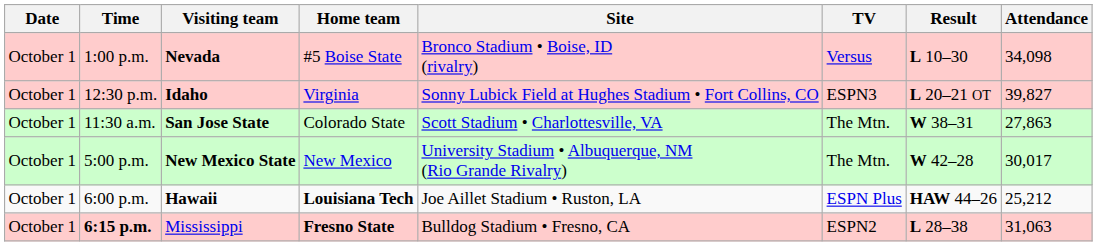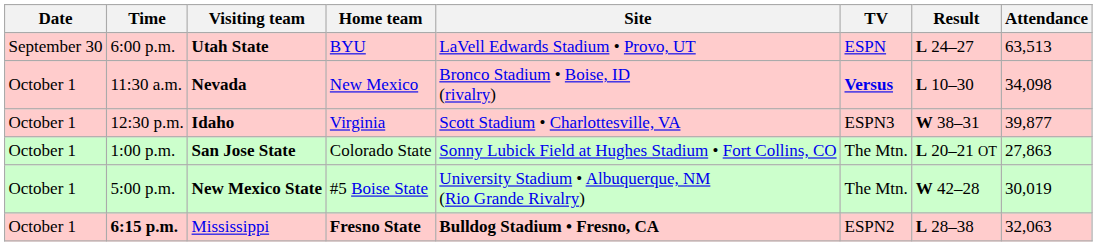+ row: (230, 46)
(116, 56) 1:00 p.m. -> (146, 84) 11:30 a.m.
(353, 56) #5 Boise State -> (374, 84) New Mexico
(849, 56) normal -> (869, 84) bold
(620, 95) Sonny Lubick Field at Hughes Stadium • Fort Collins, CO -> (560, 123) Scott Stadium • Charlottesville, VA
(950, 95) L 20–21 OT -> (948, 123) W 38–31
(1028, 95) 39,827 -> (1028, 123) 39,877
(120, 123) 11:30 a.m. -> (143, 151) 1:00 p.m.
(542, 123) Scott Stadium • Charlottesville, VA -> (638, 151) Sonny Lubick Field at Hughes Stadium • Fort Collins, CO
(942, 123) W 38–31 -> (956, 151) L 20–21 OT
(348, 161) New Mexico -> (379, 189) #5 Boise State
(1028, 161) 30,017 -> (1028, 189) 30,019
- row: (191, 199)
(526, 227) normal -> (549, 227) bold
(1028, 227) 31,063 -> (1028, 227) 32,063
